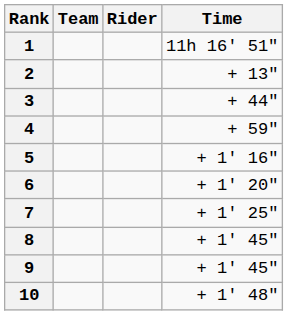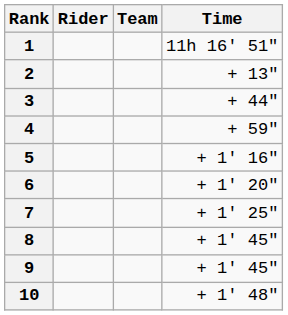columns swapped: (132, 19) <-> (78, 19)
